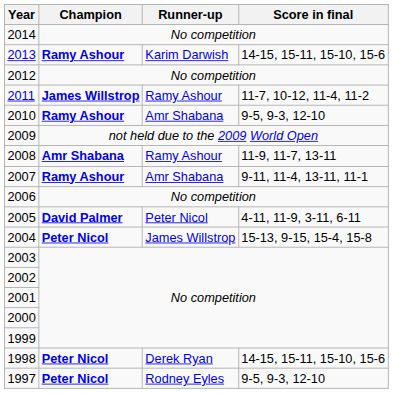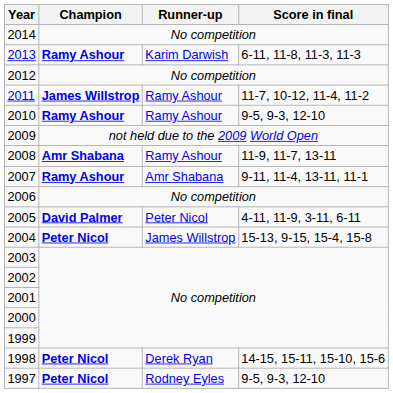(313, 55) 14-15, 15-11, 15-10, 15-6 -> (301, 55) 6-11, 11-8, 11-3, 11-3
(184, 116) Amr Shabana -> (184, 116) Ramy Ashour
